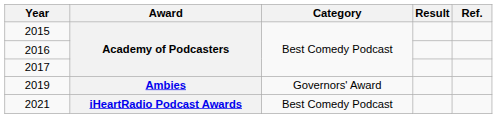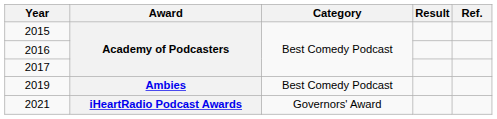(337, 85) Governors' Award -> (337, 86) Best Comedy Podcast
(337, 103) Best Comedy Podcast -> (337, 105) Governors' Award
